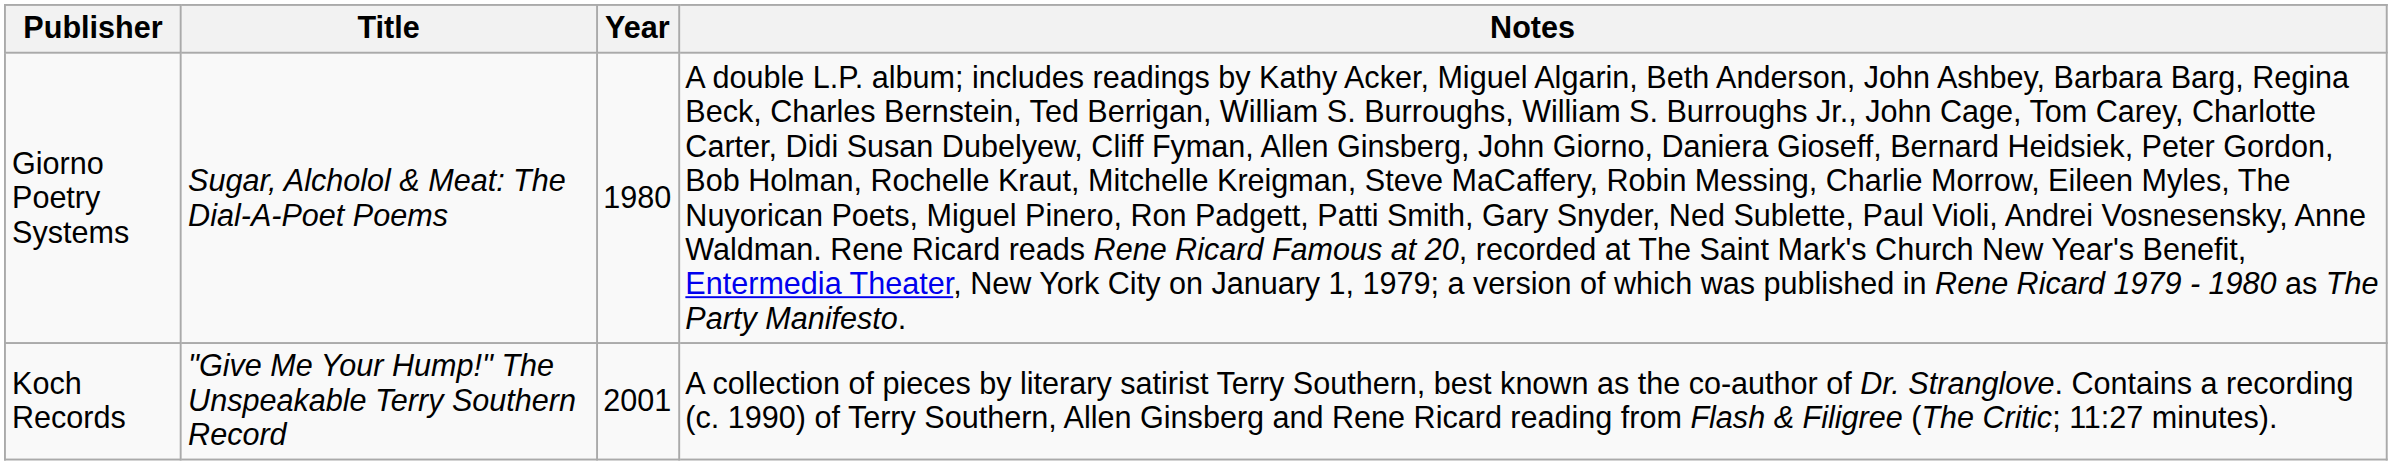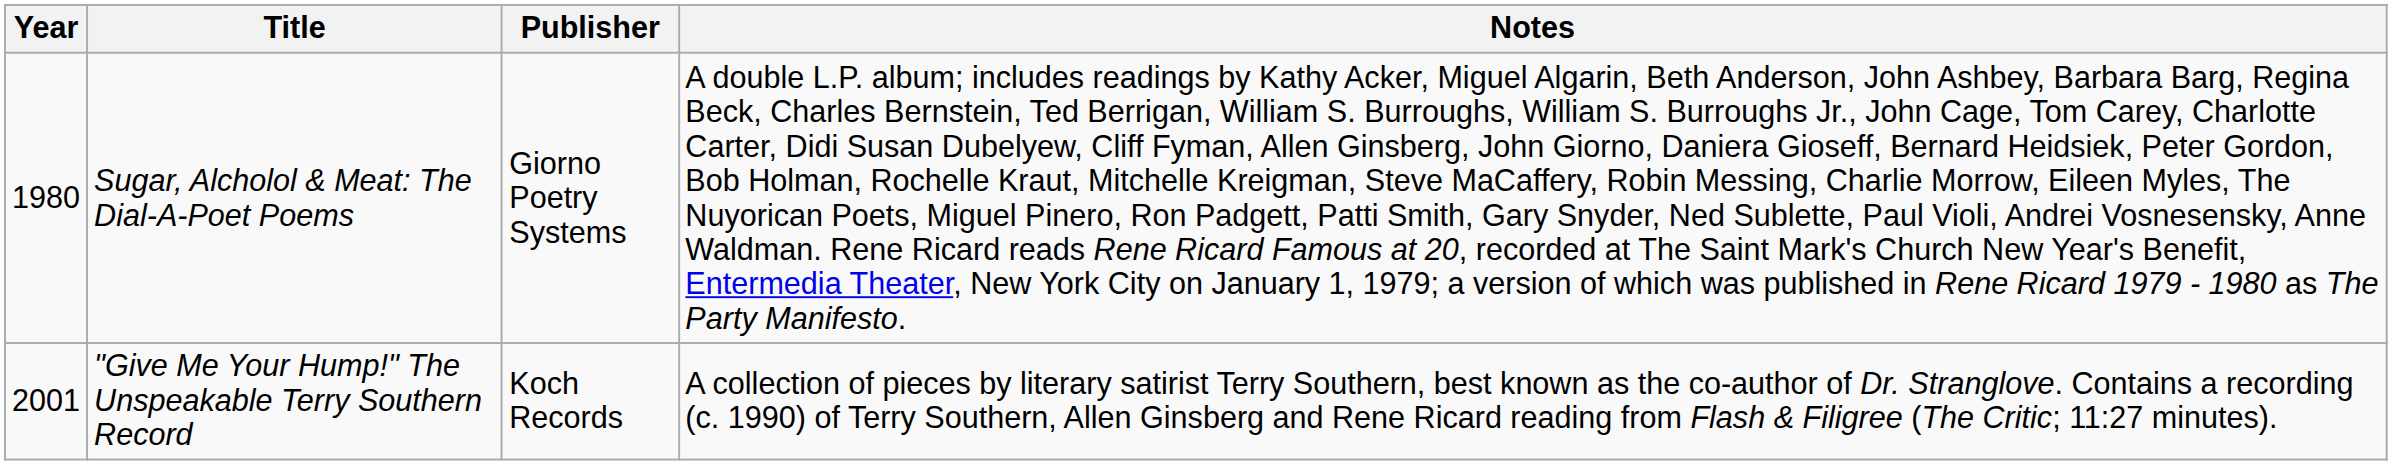columns swapped: (637, 28) <-> (93, 28)
